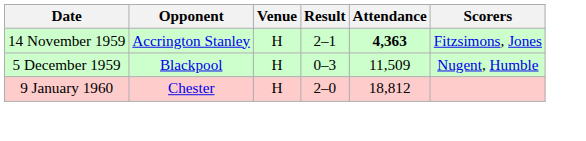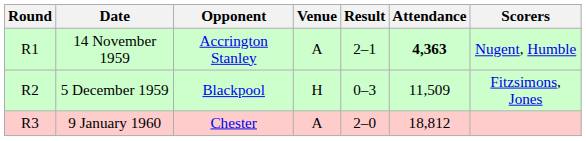+ column: (30, 16)
(277, 40) H -> (317, 49) A
(488, 40) Fitzsimons, Jones -> (526, 49) Nugent, Humble
(488, 64) Nugent, Humble -> (526, 90) Fitzsimons, Jones
(277, 88) H -> (317, 123) A
